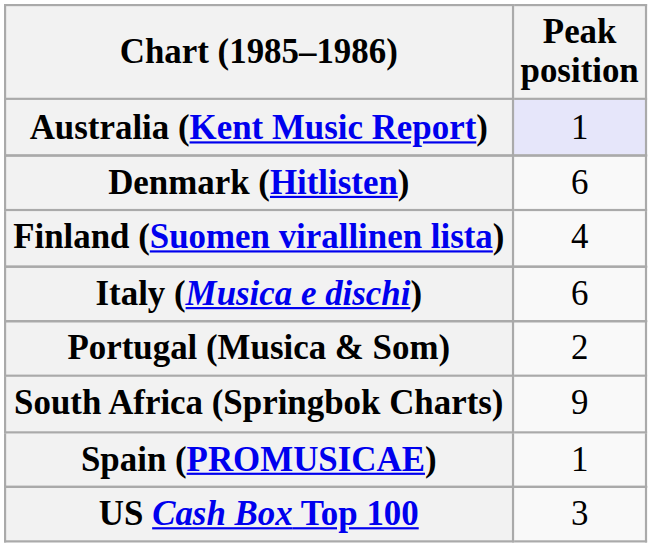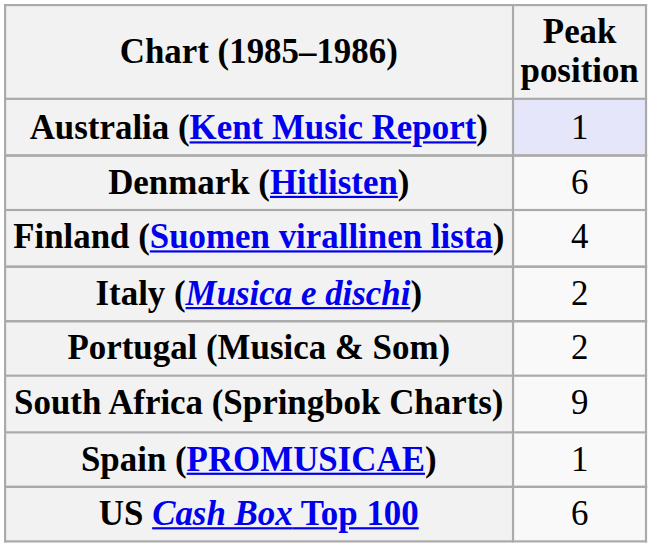(580, 292) 6 -> (580, 292) 2
(580, 513) 3 -> (580, 513) 6
